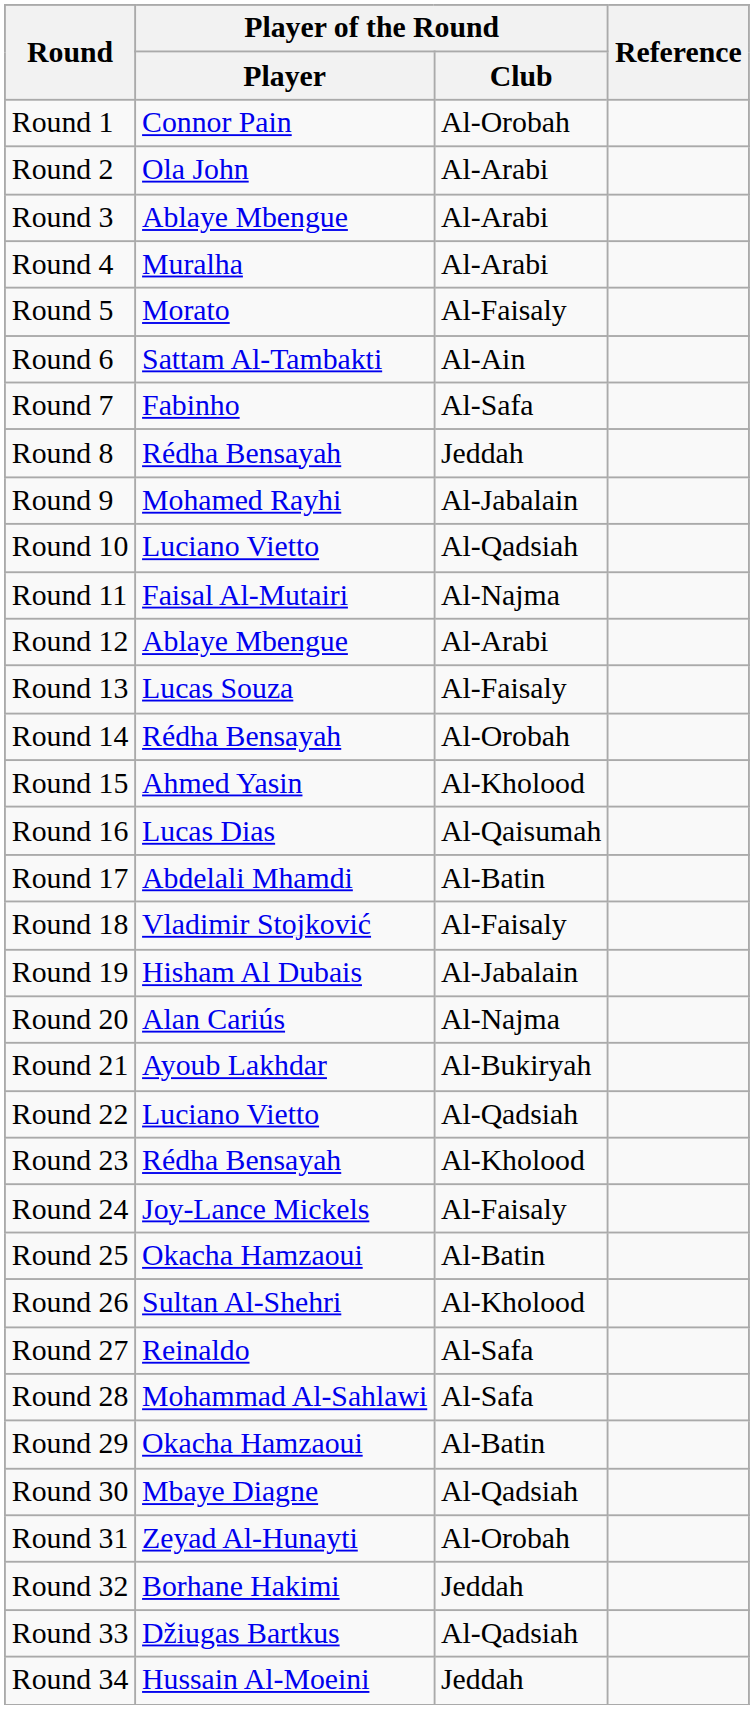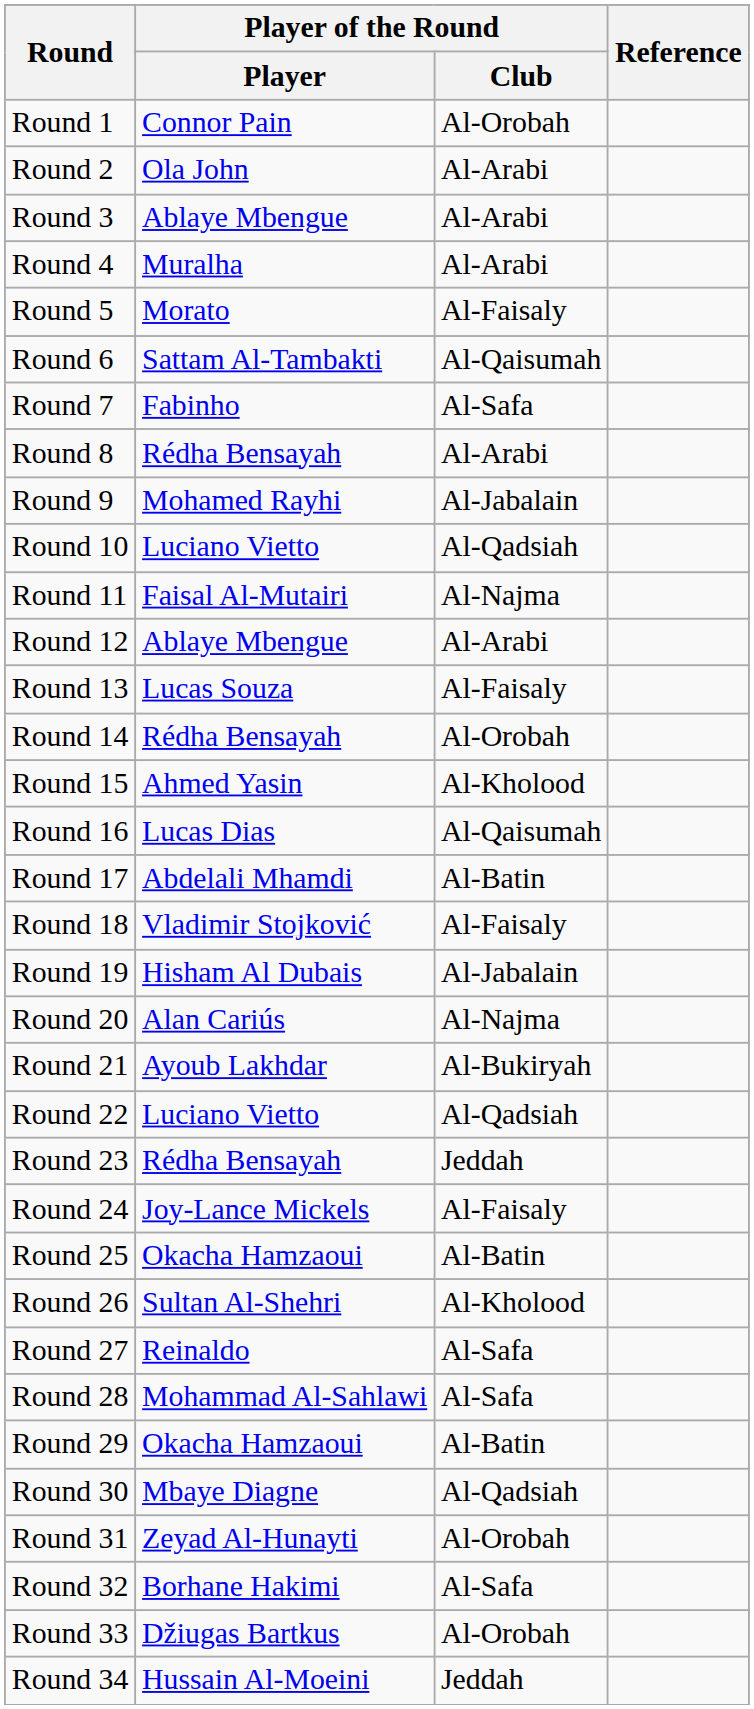(483, 358) Al-Ain -> (521, 358) Al-Qaisumah
(482, 452) Jeddah -> (495, 452) Al-Arabi
(513, 1160) Al-Kholood -> (482, 1160) Jeddah
(482, 1585) Jeddah -> (487, 1585) Al-Safa
(510, 1632) Al-Qadsiah -> (505, 1632) Al-Orobah
